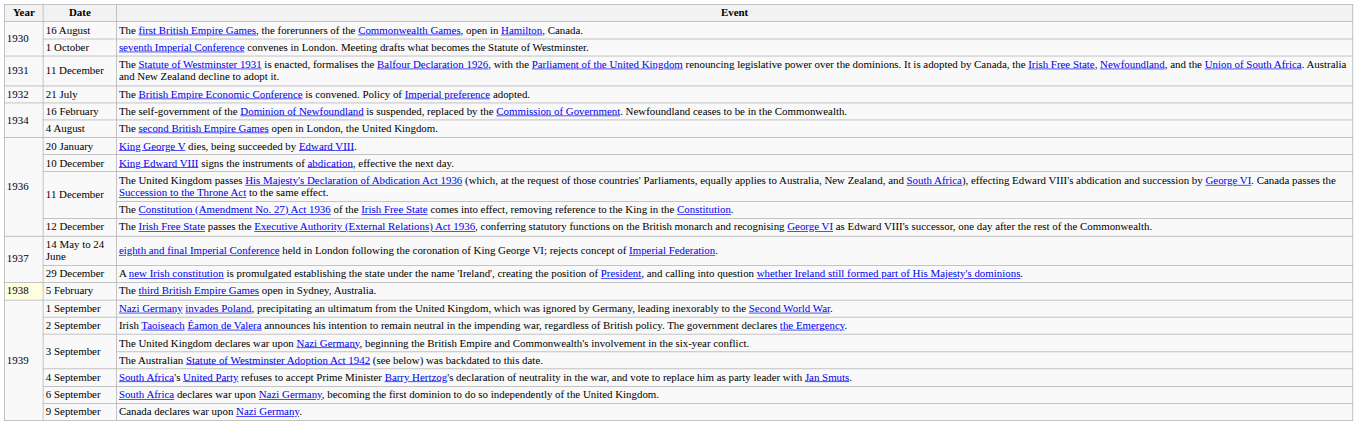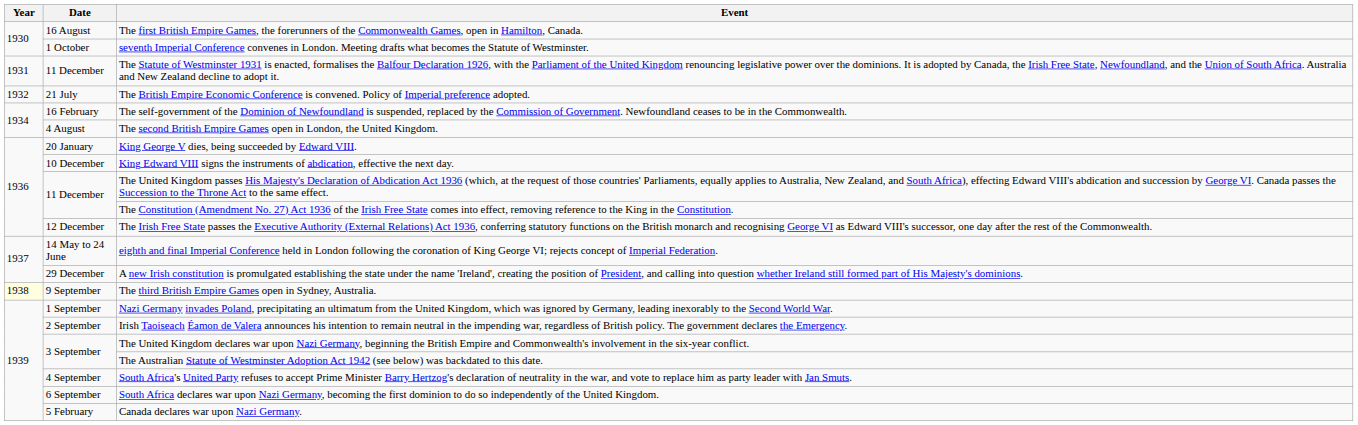(70, 291) 5 February -> (73, 291) 9 September
(73, 412) 9 September -> (70, 412) 5 February
